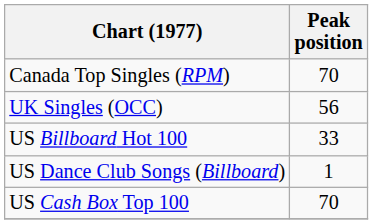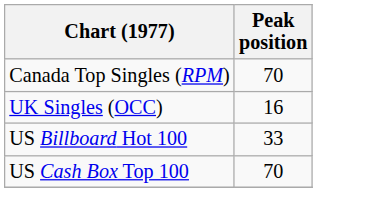(329, 107) 56 -> (273, 107) 16
- row: (147, 171)
